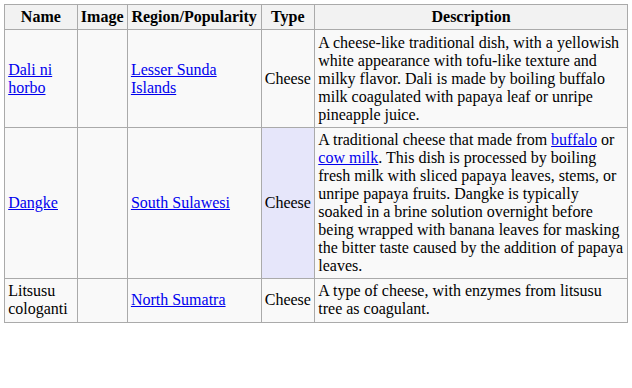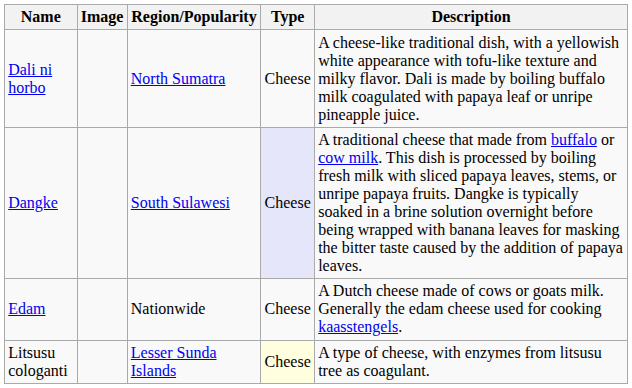(174, 78) Lesser Sunda Islands -> (178, 78) North Sumatra
+ row: (27, 309)
(178, 300) North Sumatra -> (174, 361) Lesser Sunda Islands
(288, 300) no background -> (288, 361) lightyellow background
